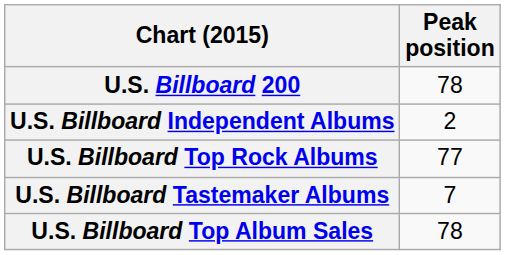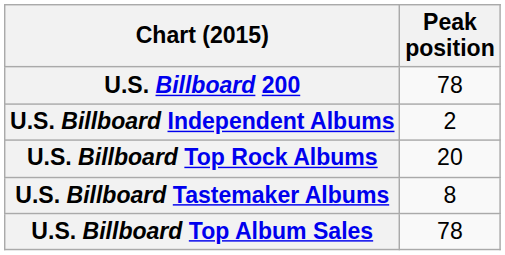(450, 158) 77 -> (450, 158) 20
(450, 194) 7 -> (450, 194) 8
